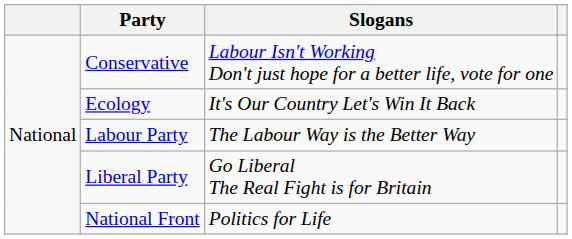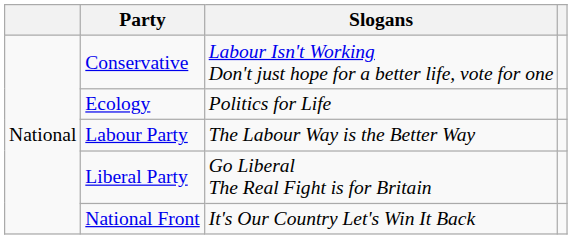(342, 103) It's Our Country Let's Win It Back -> (270, 103) Politics for Life
(270, 218) Politics for Life -> (342, 218) It's Our Country Let's Win It Back
